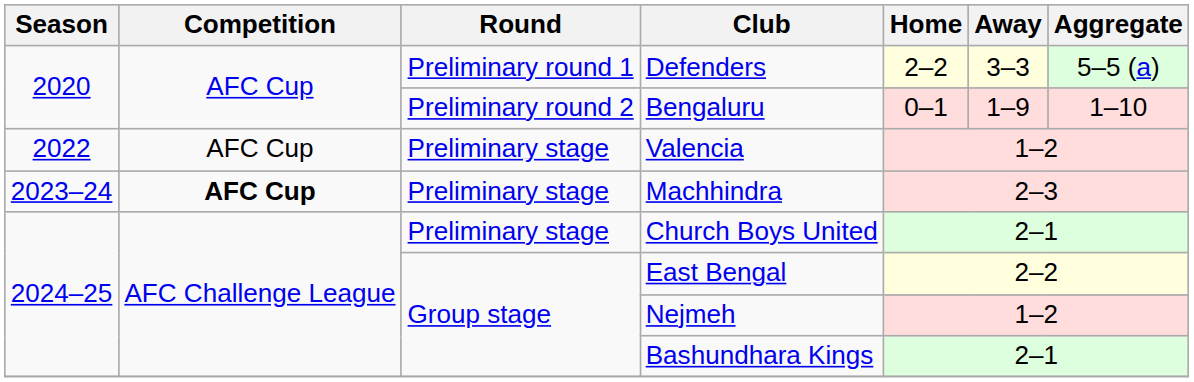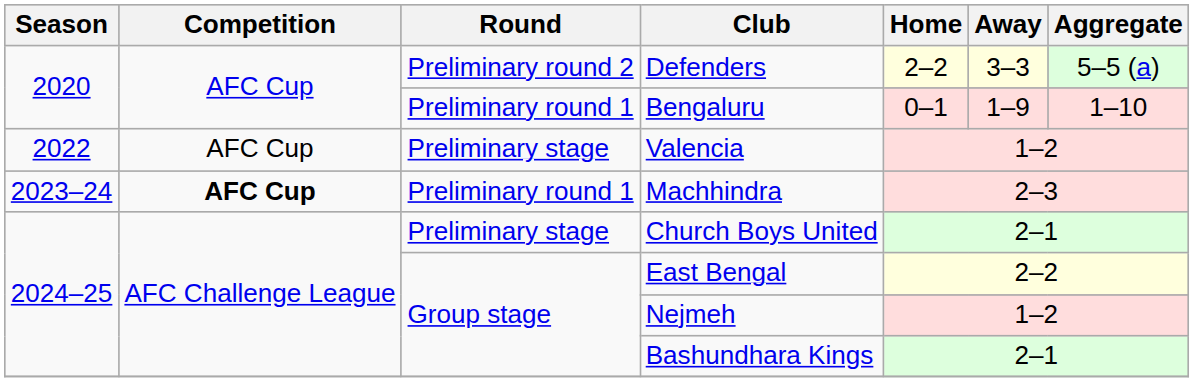(521, 66) Preliminary round 1 -> (521, 66) Preliminary round 2
(521, 107) Preliminary round 2 -> (521, 107) Preliminary round 1
(508, 190) Preliminary stage -> (521, 190) Preliminary round 1
